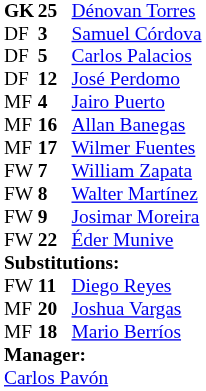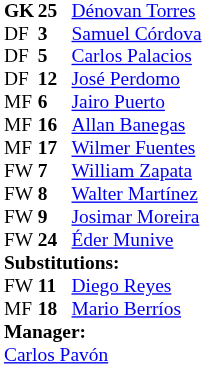(43, 102) 4 -> (43, 102) 6
(47, 239) 22 -> (47, 239) 24
- row: (126, 308)
